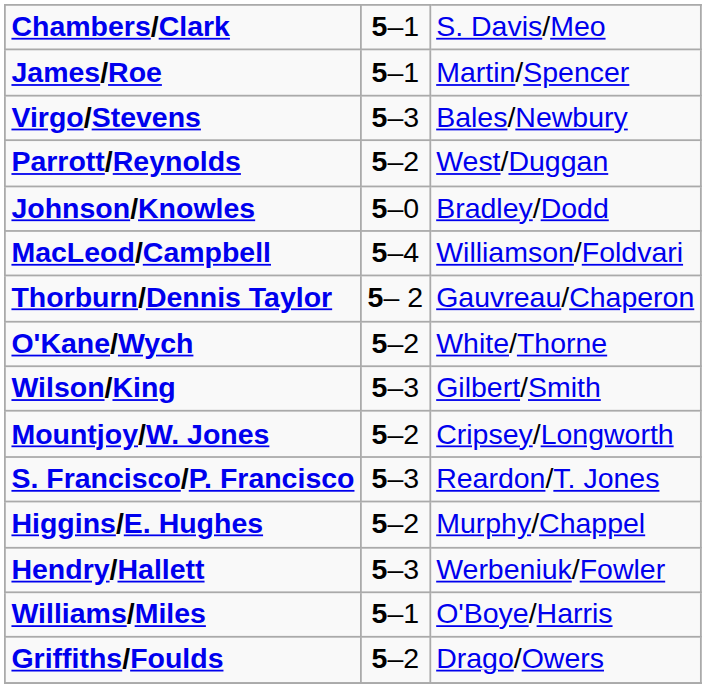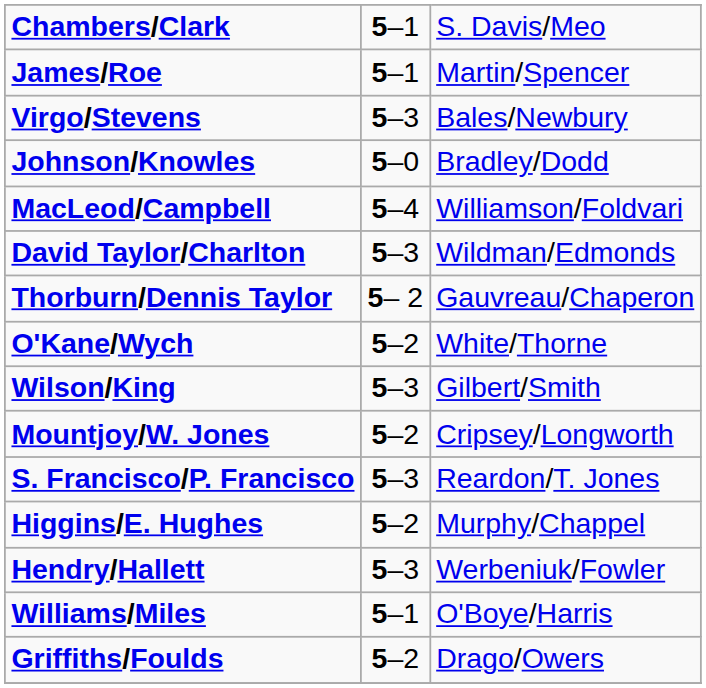- row: (126, 162)
+ row: (158, 252)
